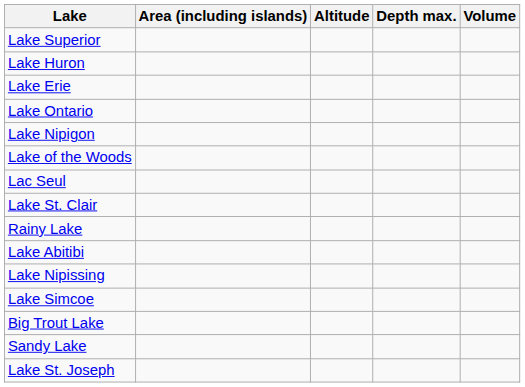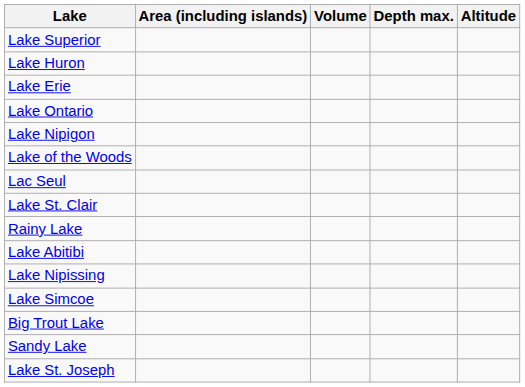columns swapped: (342, 16) <-> (490, 16)
